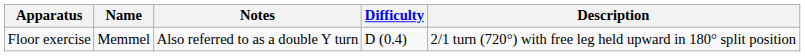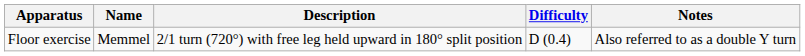columns swapped: (613, 16) <-> (257, 16)
